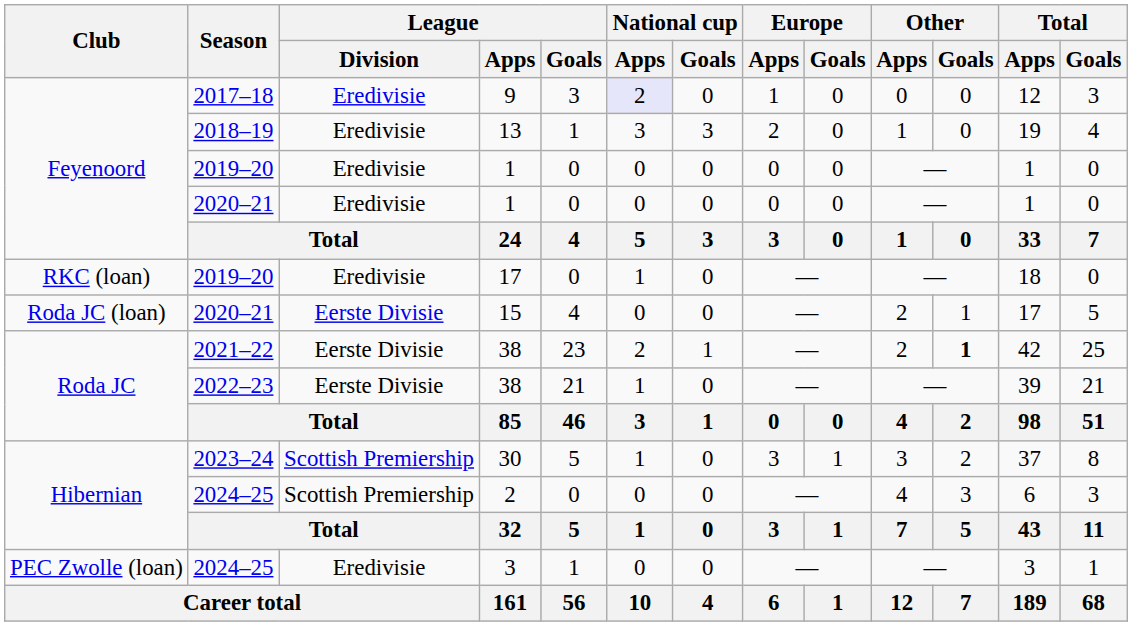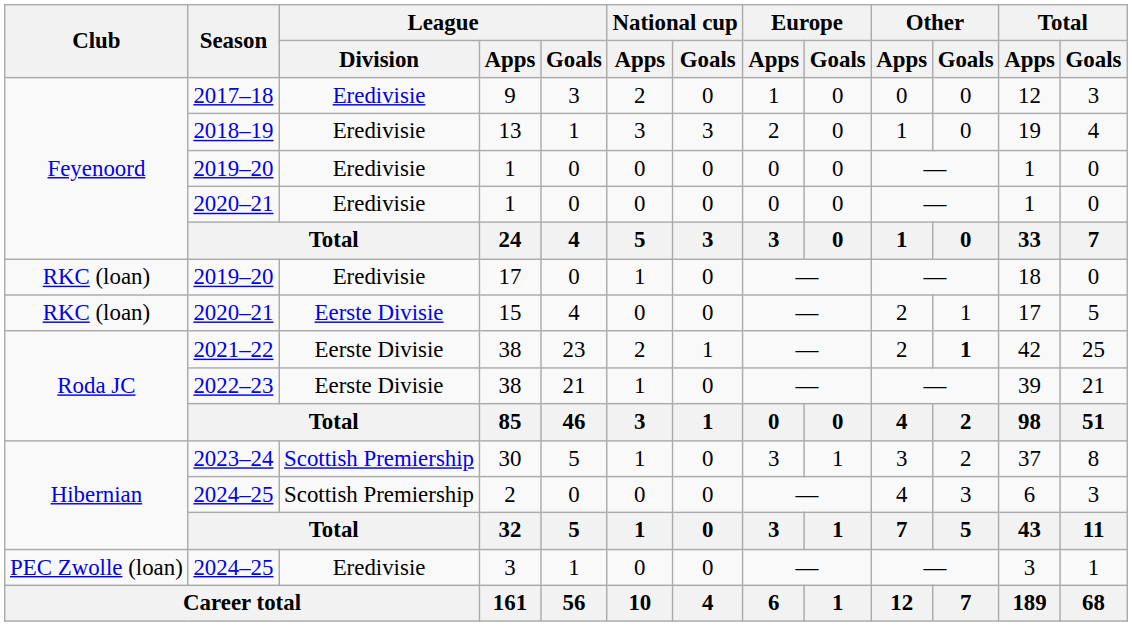(640, 95) lavender background -> (640, 95) no background
(96, 312) Roda JC (loan) -> (96, 312) RKC (loan)
